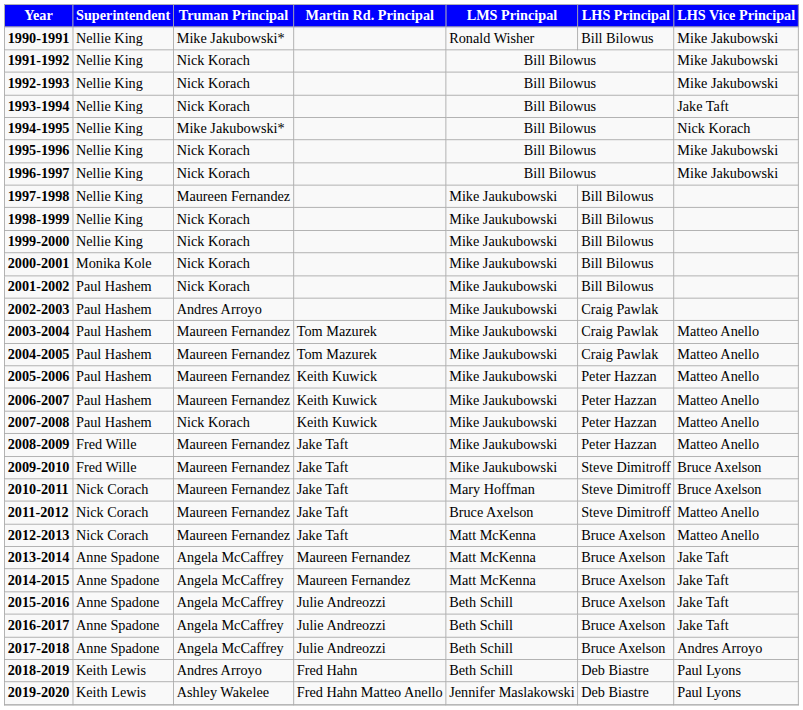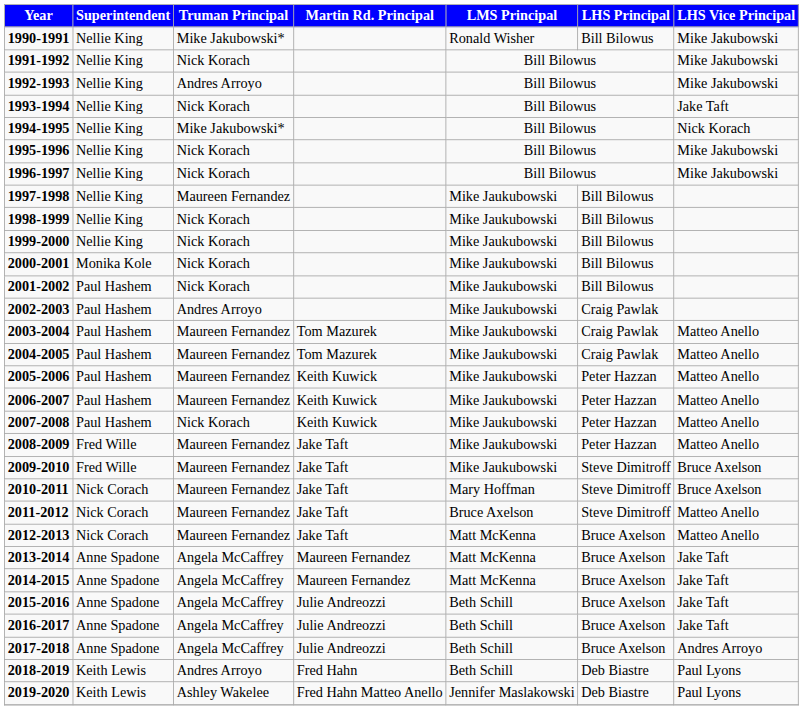(213, 83) Nick Korach -> (219, 83) Andres Arroyo
